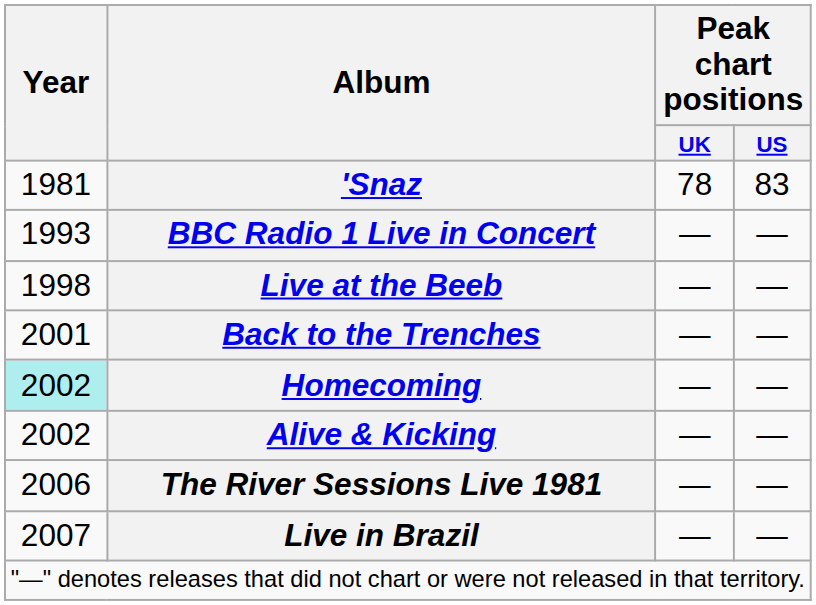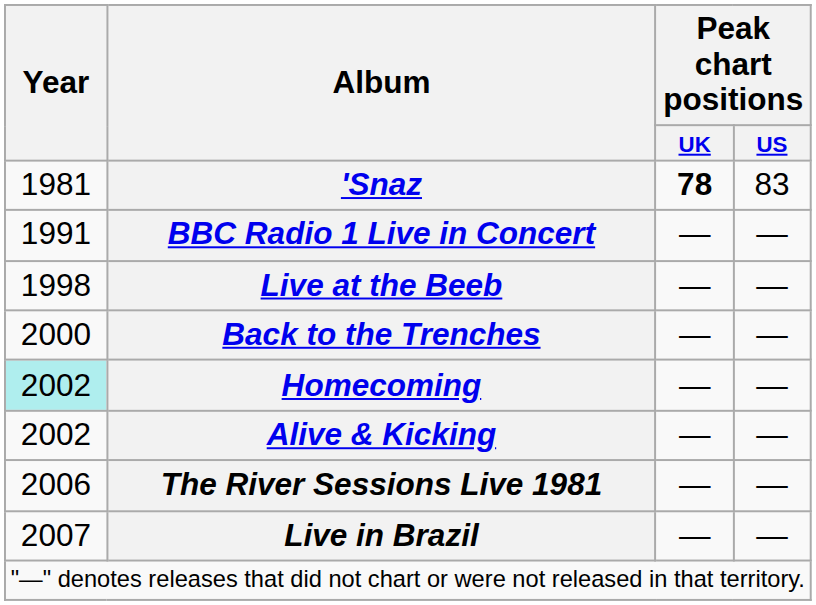(695, 184) normal -> (695, 184) bold
(56, 234) 1993 -> (56, 234) 1991
(56, 334) 2001 -> (56, 334) 2000
